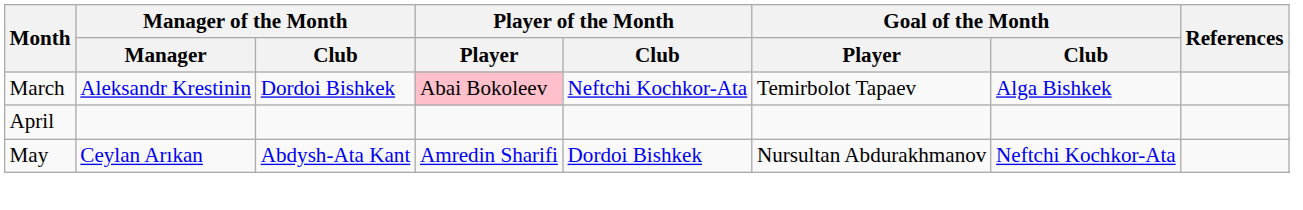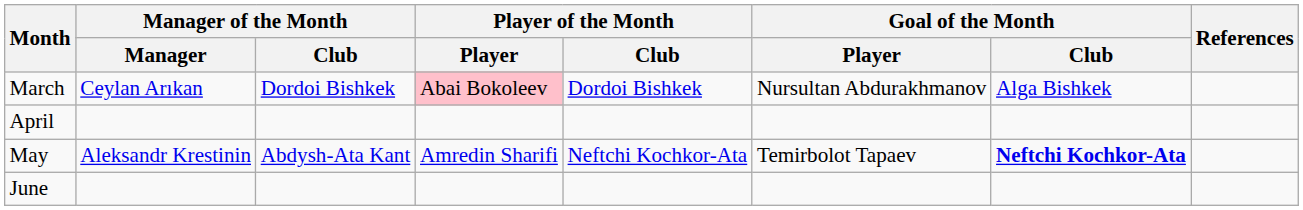(166, 88) Aleksandr Krestinin -> (142, 88) Ceylan Arıkan
(657, 88) Neftchi Kochkor-Ata -> (635, 88) Dordoi Bishkek
(837, 88) Temirbolot Tapaev -> (872, 88) Nursultan Abdurakhmanov
(142, 155) Ceylan Arıkan -> (166, 155) Aleksandr Krestinin
(635, 155) Dordoi Bishkek -> (657, 155) Neftchi Kochkor-Ata
(872, 155) Nursultan Abdurakhmanov -> (837, 155) Temirbolot Tapaev
(1086, 155) normal -> (1091, 155) bold
+ row: (29, 188)
